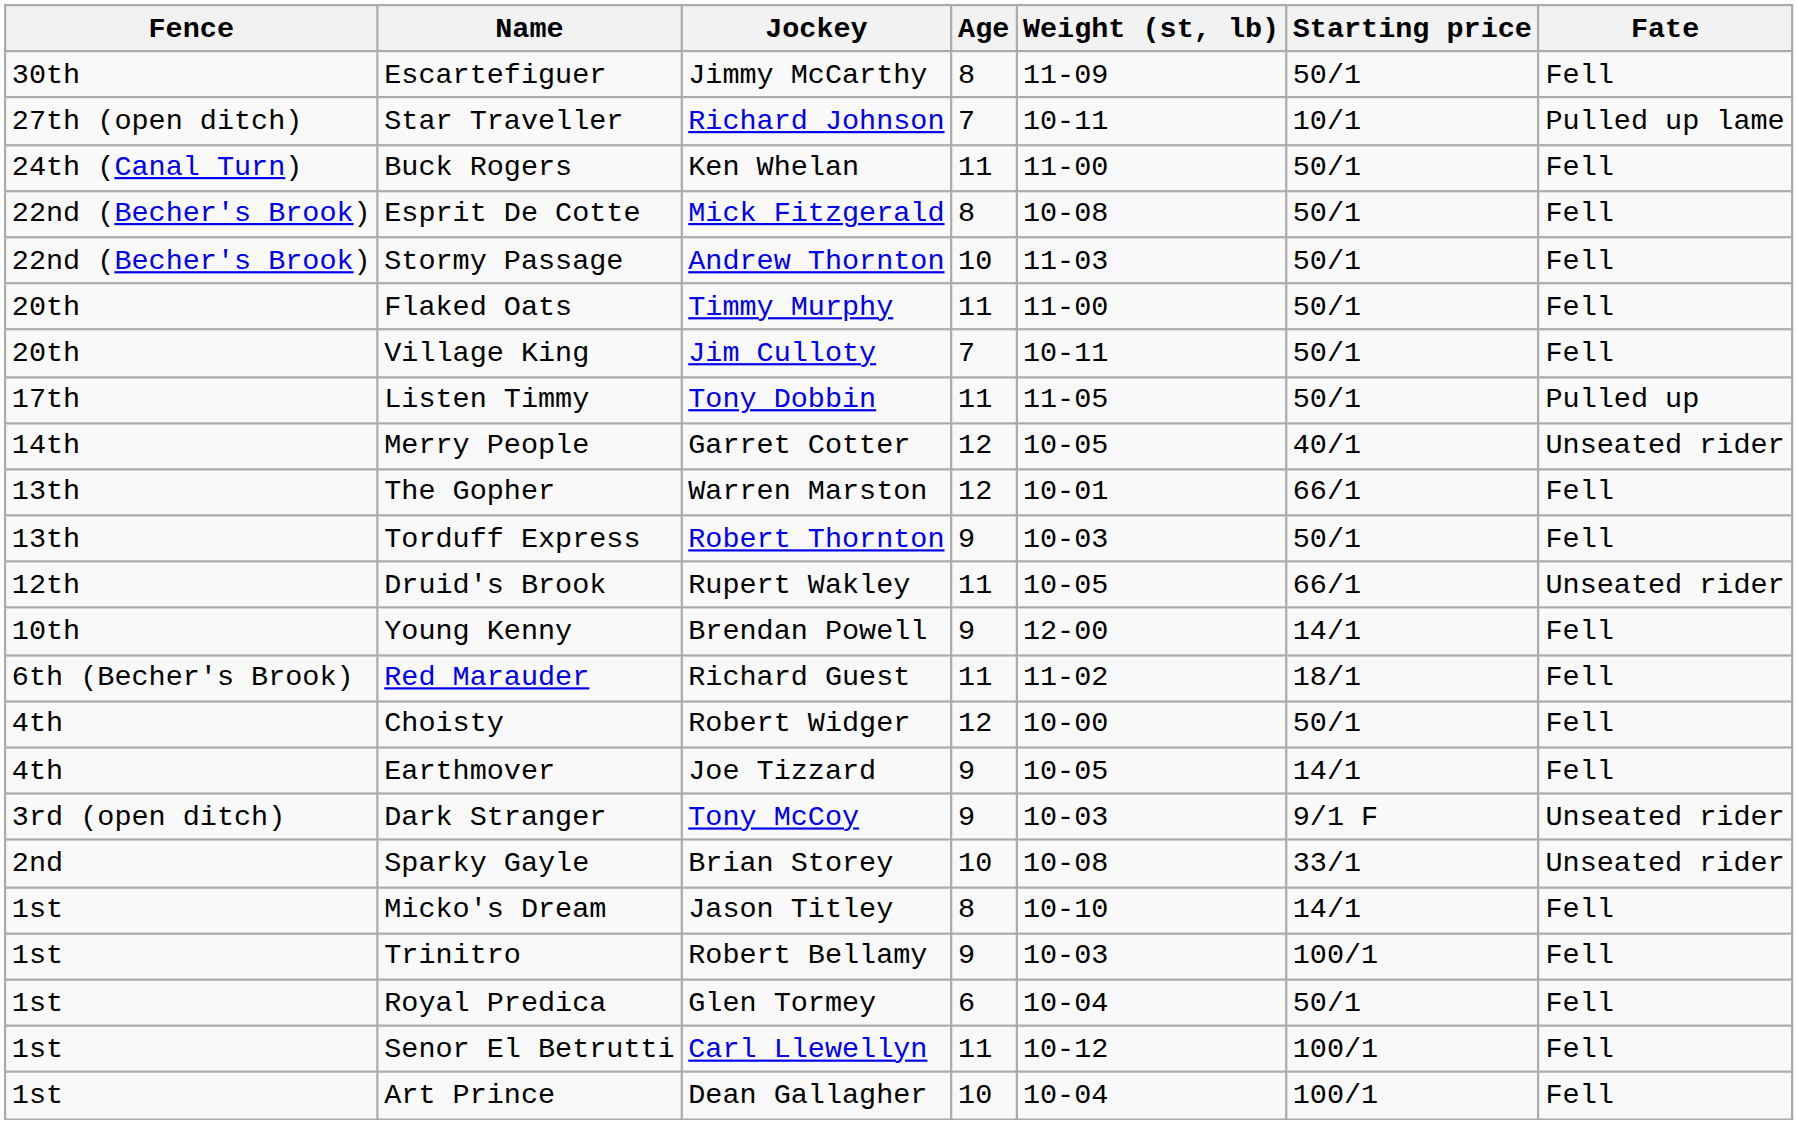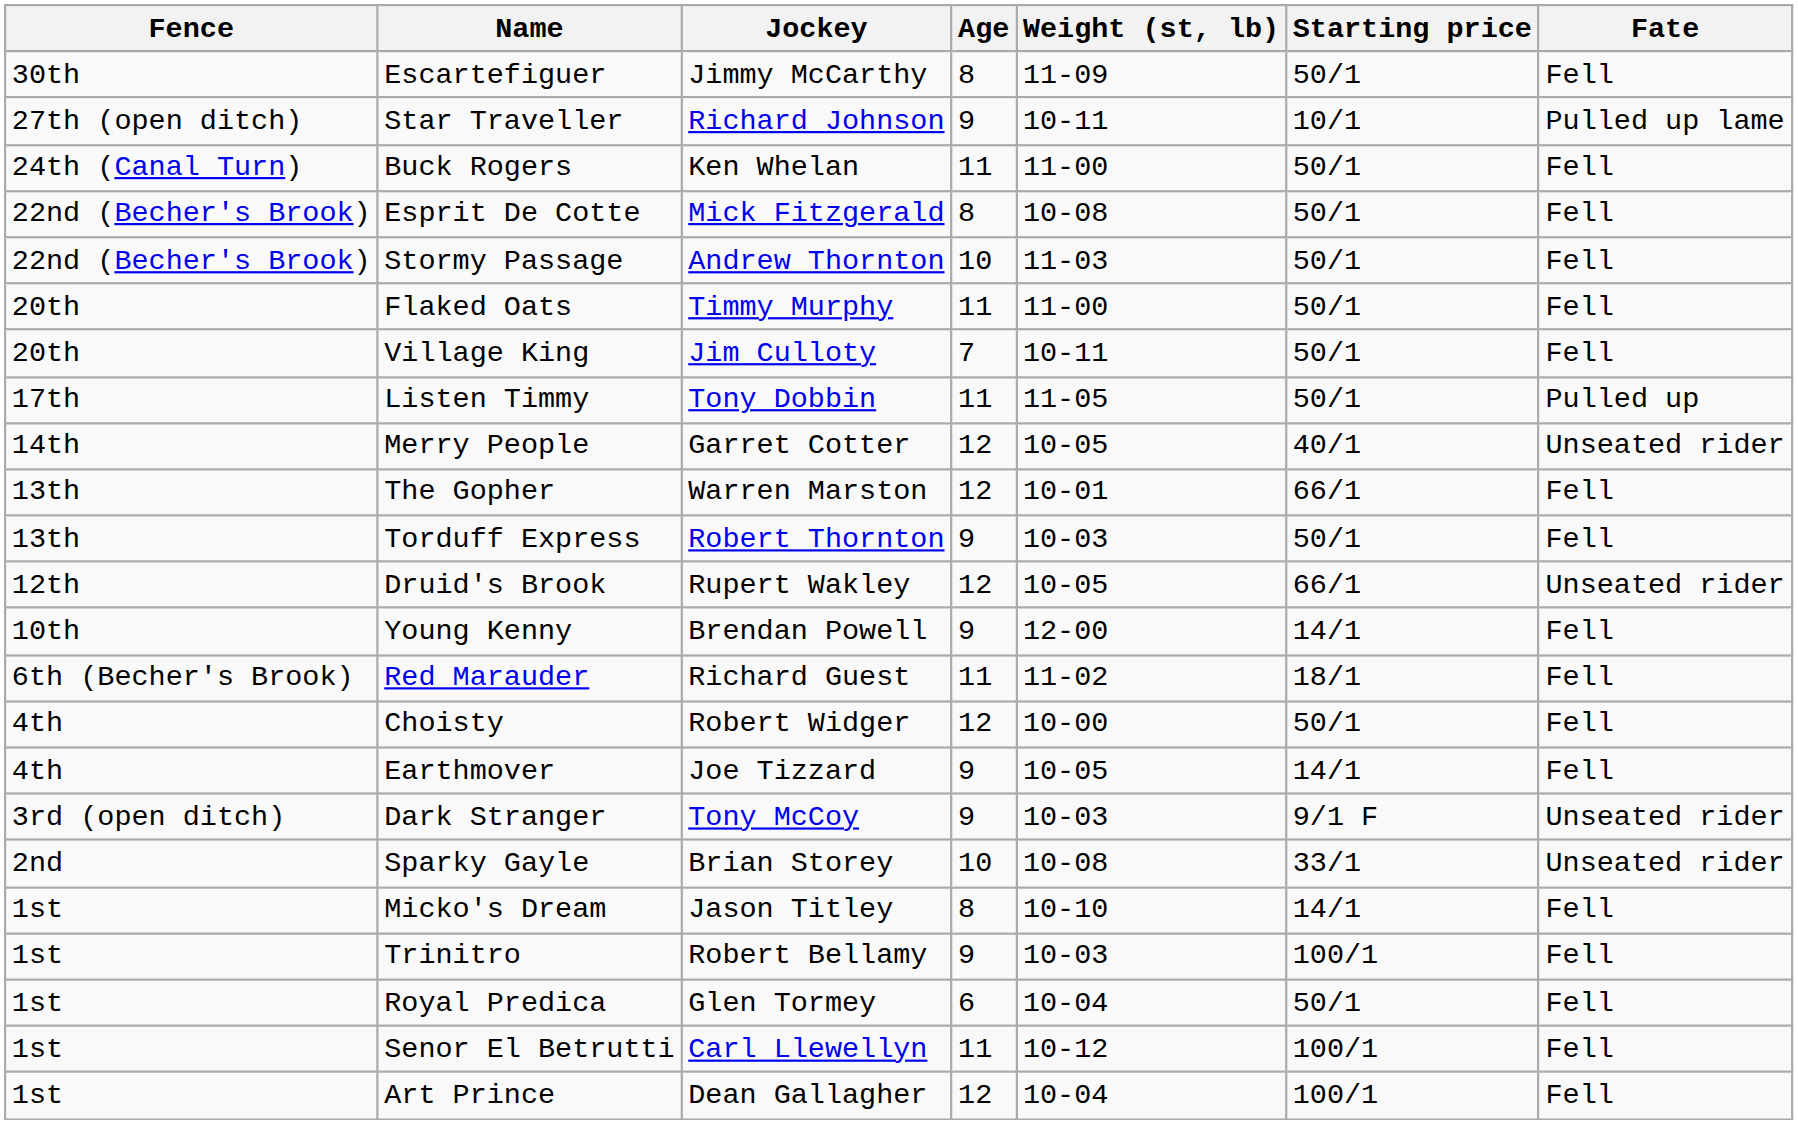(967, 121) 7 -> (967, 121) 9
(975, 585) 11 -> (975, 585) 12
(975, 1096) 10 -> (975, 1096) 12
